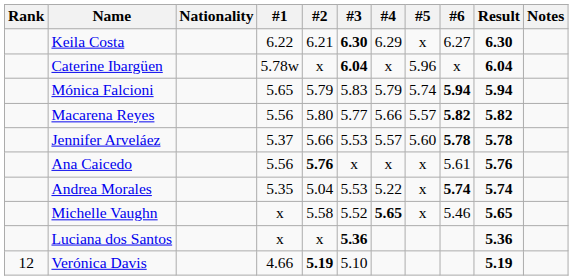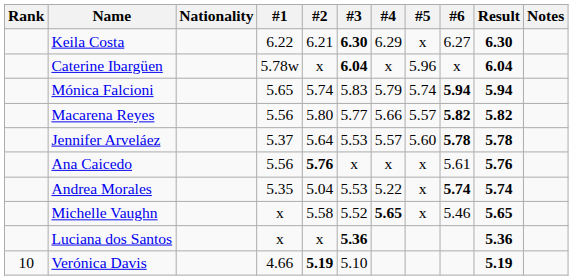(320, 90) 5.79 -> (320, 90) 5.74
(320, 139) 5.66 -> (320, 139) 5.64
(26, 262) 12 -> (26, 262) 10
